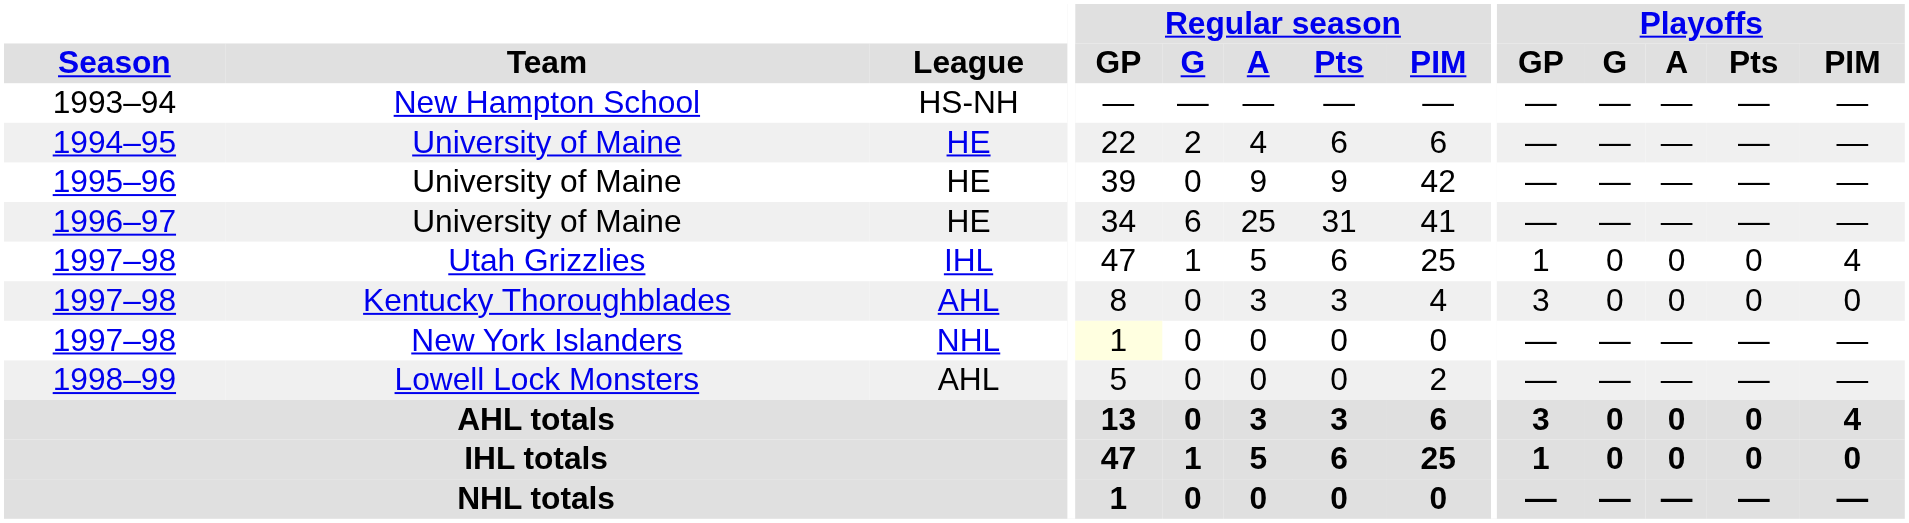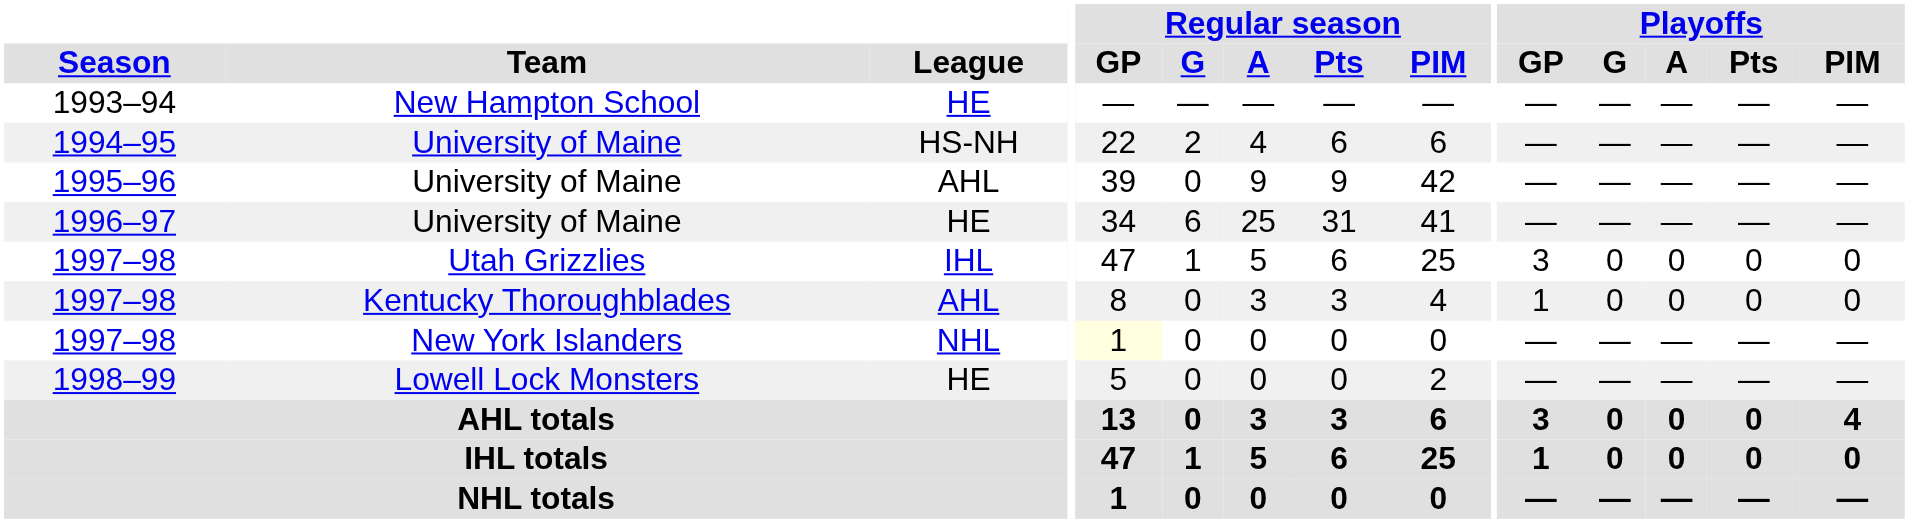(969, 102) HS-NH -> (969, 102) HE
(969, 142) HE -> (969, 142) HS-NH
(969, 181) HE -> (969, 181) AHL
(1541, 260) 1 -> (1541, 260) 3
(1852, 260) 4 -> (1852, 260) 0
(1541, 300) 3 -> (1541, 300) 1
(969, 379) AHL -> (969, 379) HE
